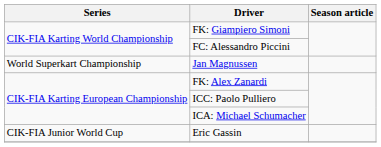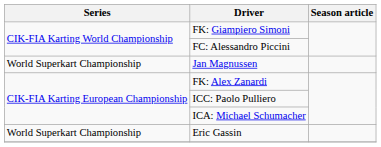(65, 133) CIK-FIA Junior World Cup -> (74, 133) World Superkart Championship
